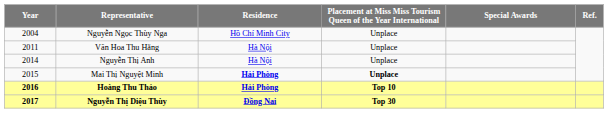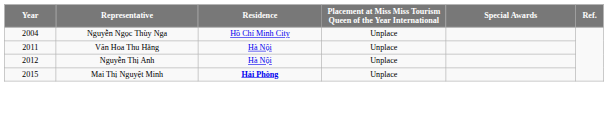(30, 60) 2014 -> (30, 60) 2012
(384, 74) bold -> (384, 74) normal
- row: (127, 87)
- row: (127, 101)
